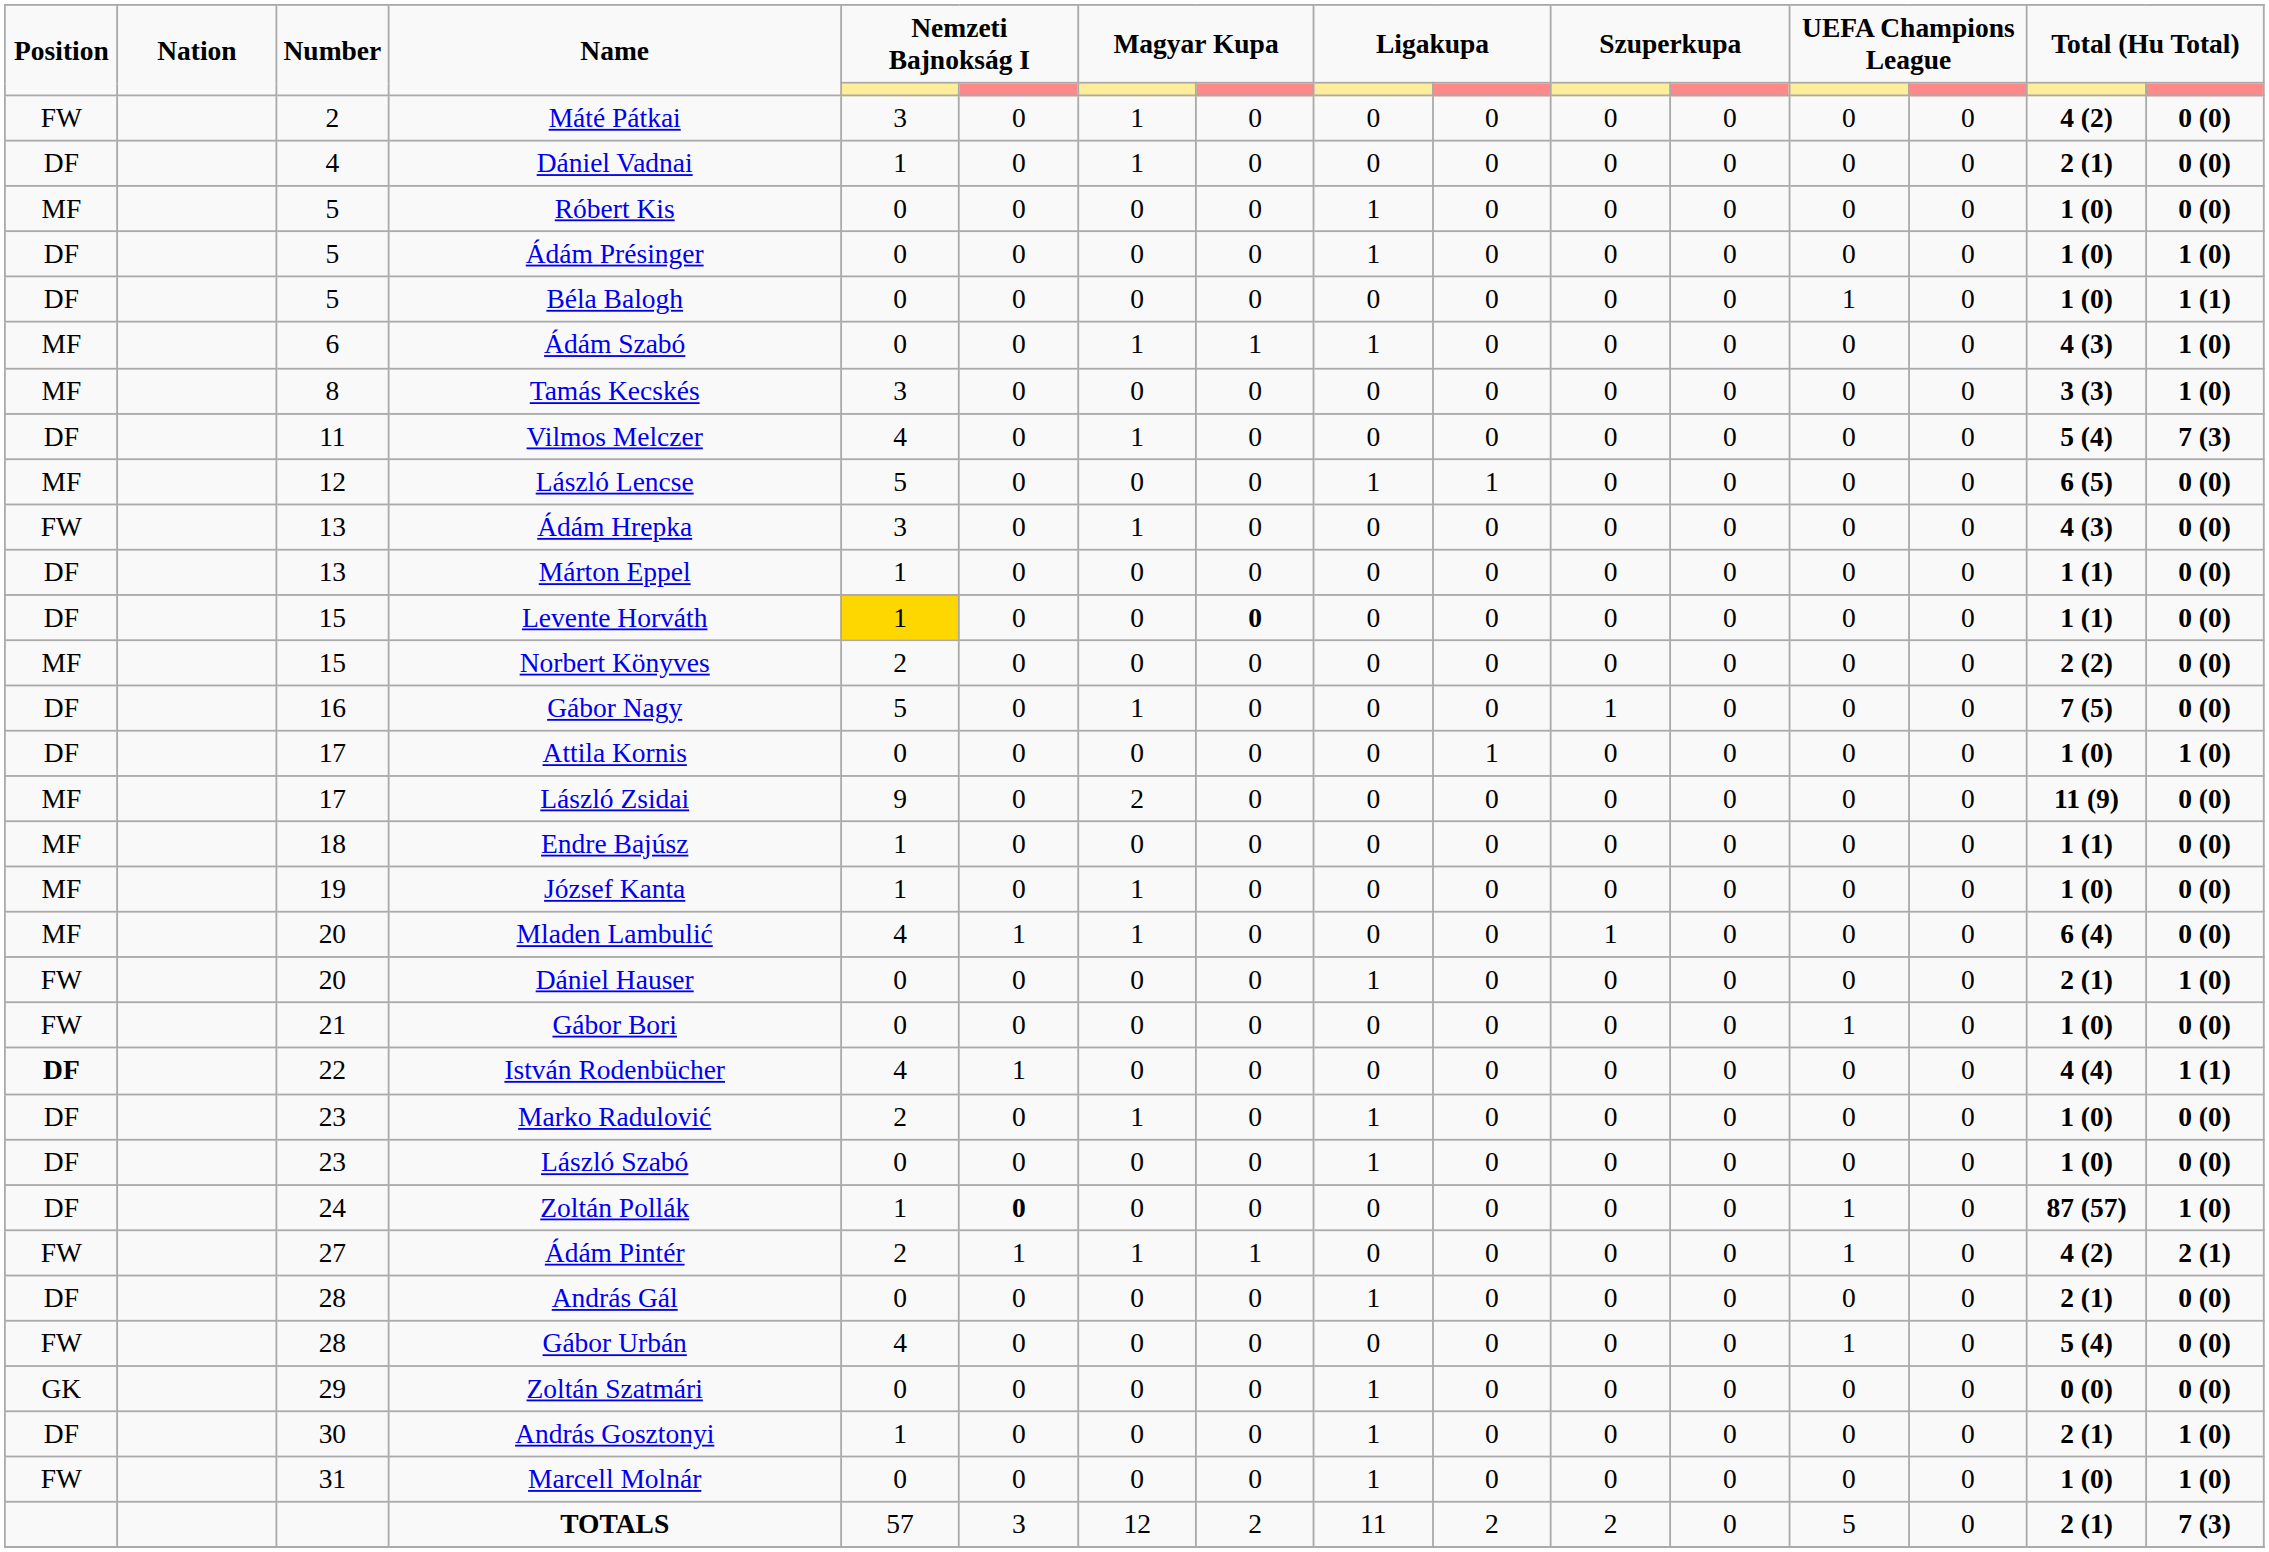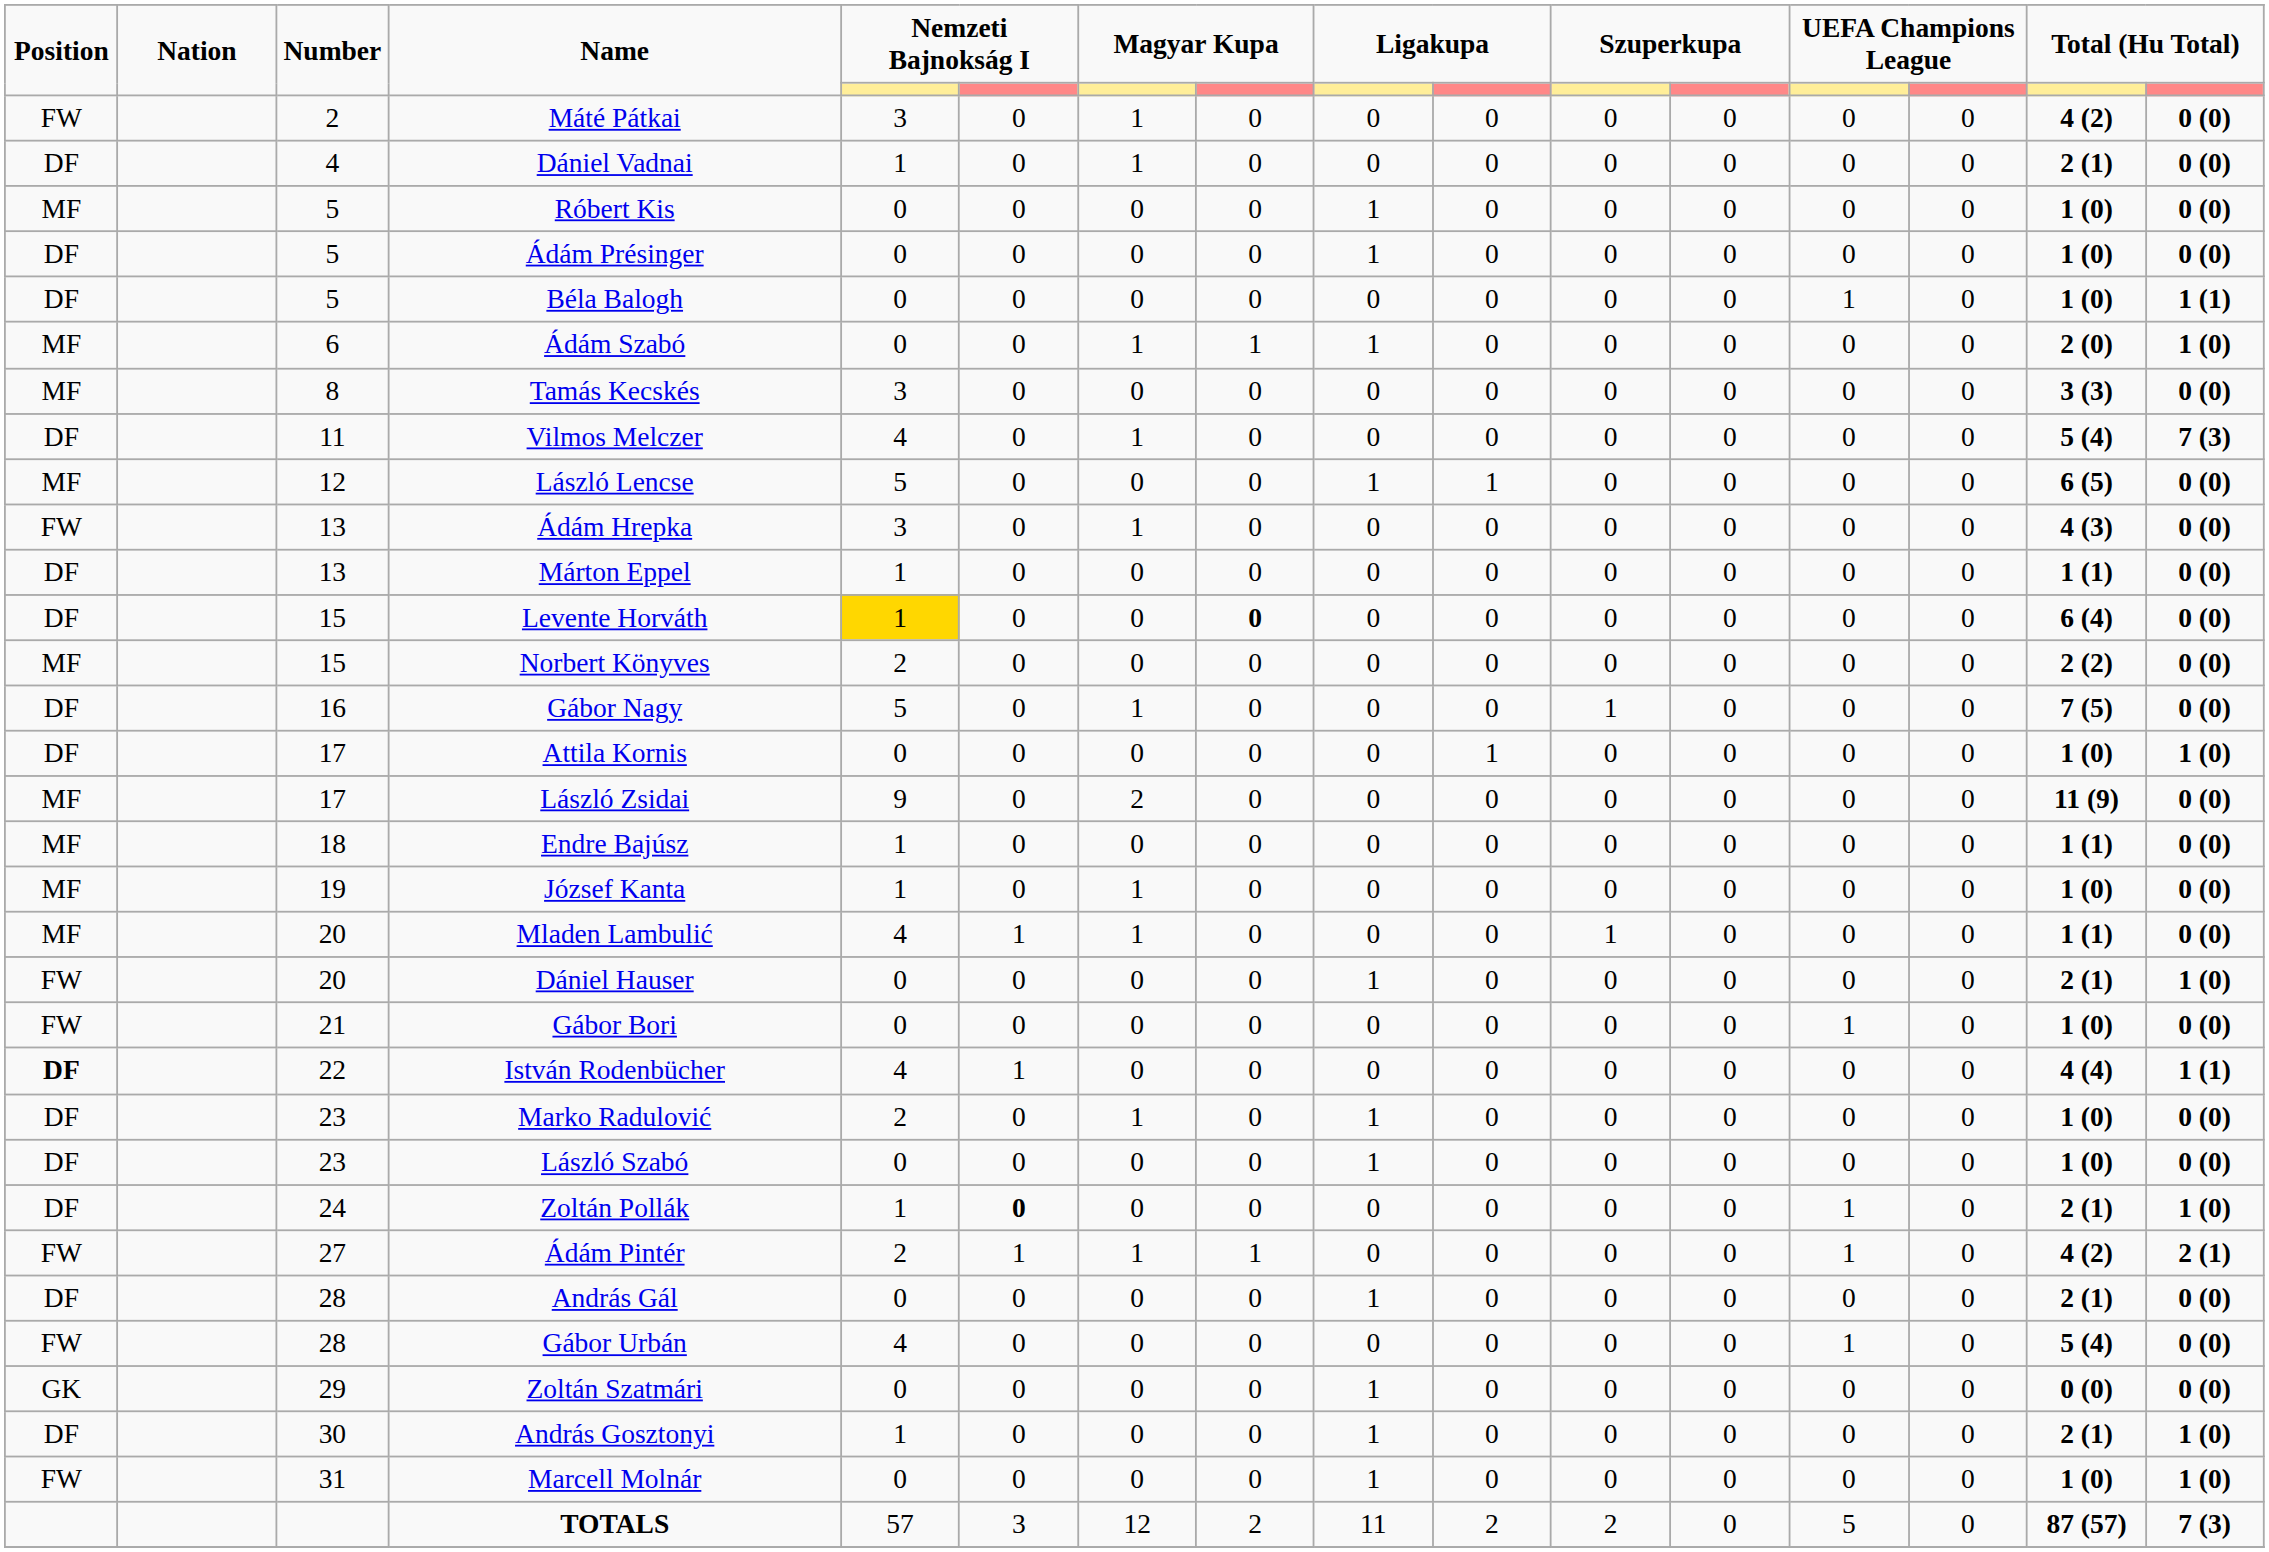(2205, 254) 1 (0) -> (2205, 254) 0 (0)
(2087, 344) 4 (3) -> (2087, 344) 2 (0)
(2205, 390) 1 (0) -> (2205, 390) 0 (0)
(2087, 617) 1 (1) -> (2087, 617) 6 (4)
(2087, 934) 6 (4) -> (2087, 934) 1 (1)
(2087, 1206) 87 (57) -> (2087, 1206) 2 (1)
(2087, 1524) 2 (1) -> (2087, 1524) 87 (57)
